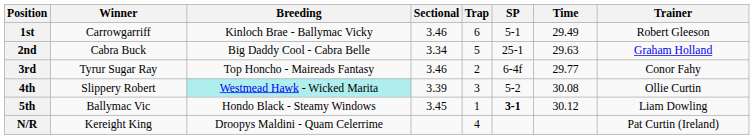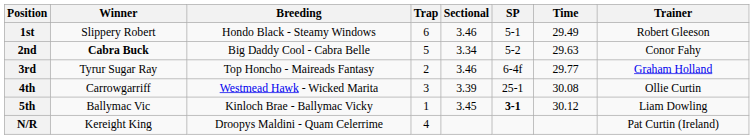columns swapped: (477, 13) <-> (437, 13)
(118, 32) Carrowgarriff -> (118, 32) Slippery Robert
(299, 32) Kinloch Brae - Ballymac Vicky -> (299, 32) Hondo Black - Steamy Windows
(118, 50) normal -> (118, 50) bold
(513, 50) 25-1 -> (513, 50) 5-2
(673, 50) Graham Holland -> (673, 50) Conor Fahy
(673, 69) Conor Fahy -> (673, 69) Graham Holland
(118, 87) Slippery Robert -> (118, 87) Carrowgarriff
(299, 87) paleturquoise background -> (299, 87) no background
(513, 87) 5-2 -> (513, 87) 25-1
(299, 106) Hondo Black - Steamy Windows -> (299, 106) Kinloch Brae - Ballymac Vicky
